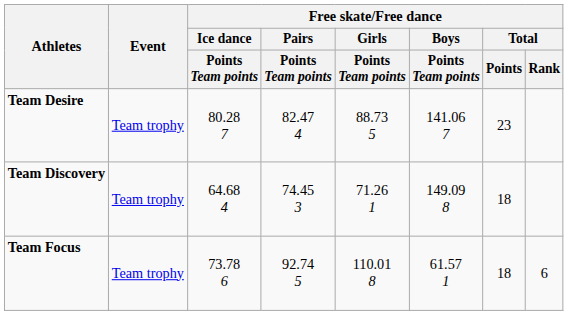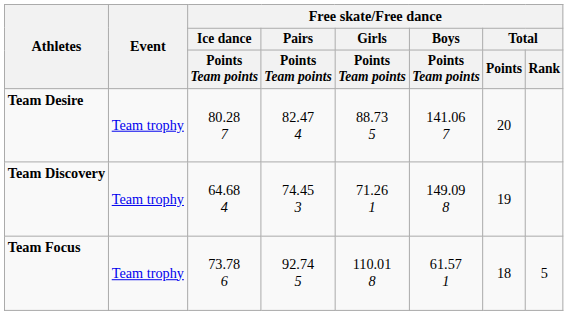(504, 125) 23 -> (504, 125) 20
(504, 199) 18 -> (504, 199) 19
(544, 273) 6 -> (544, 273) 5
